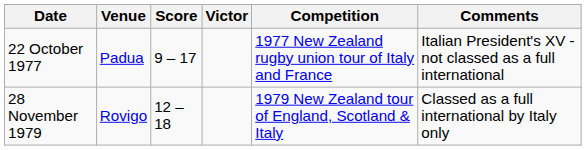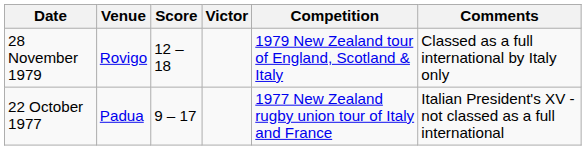rows swapped: (46, 57) <-> (43, 116)
